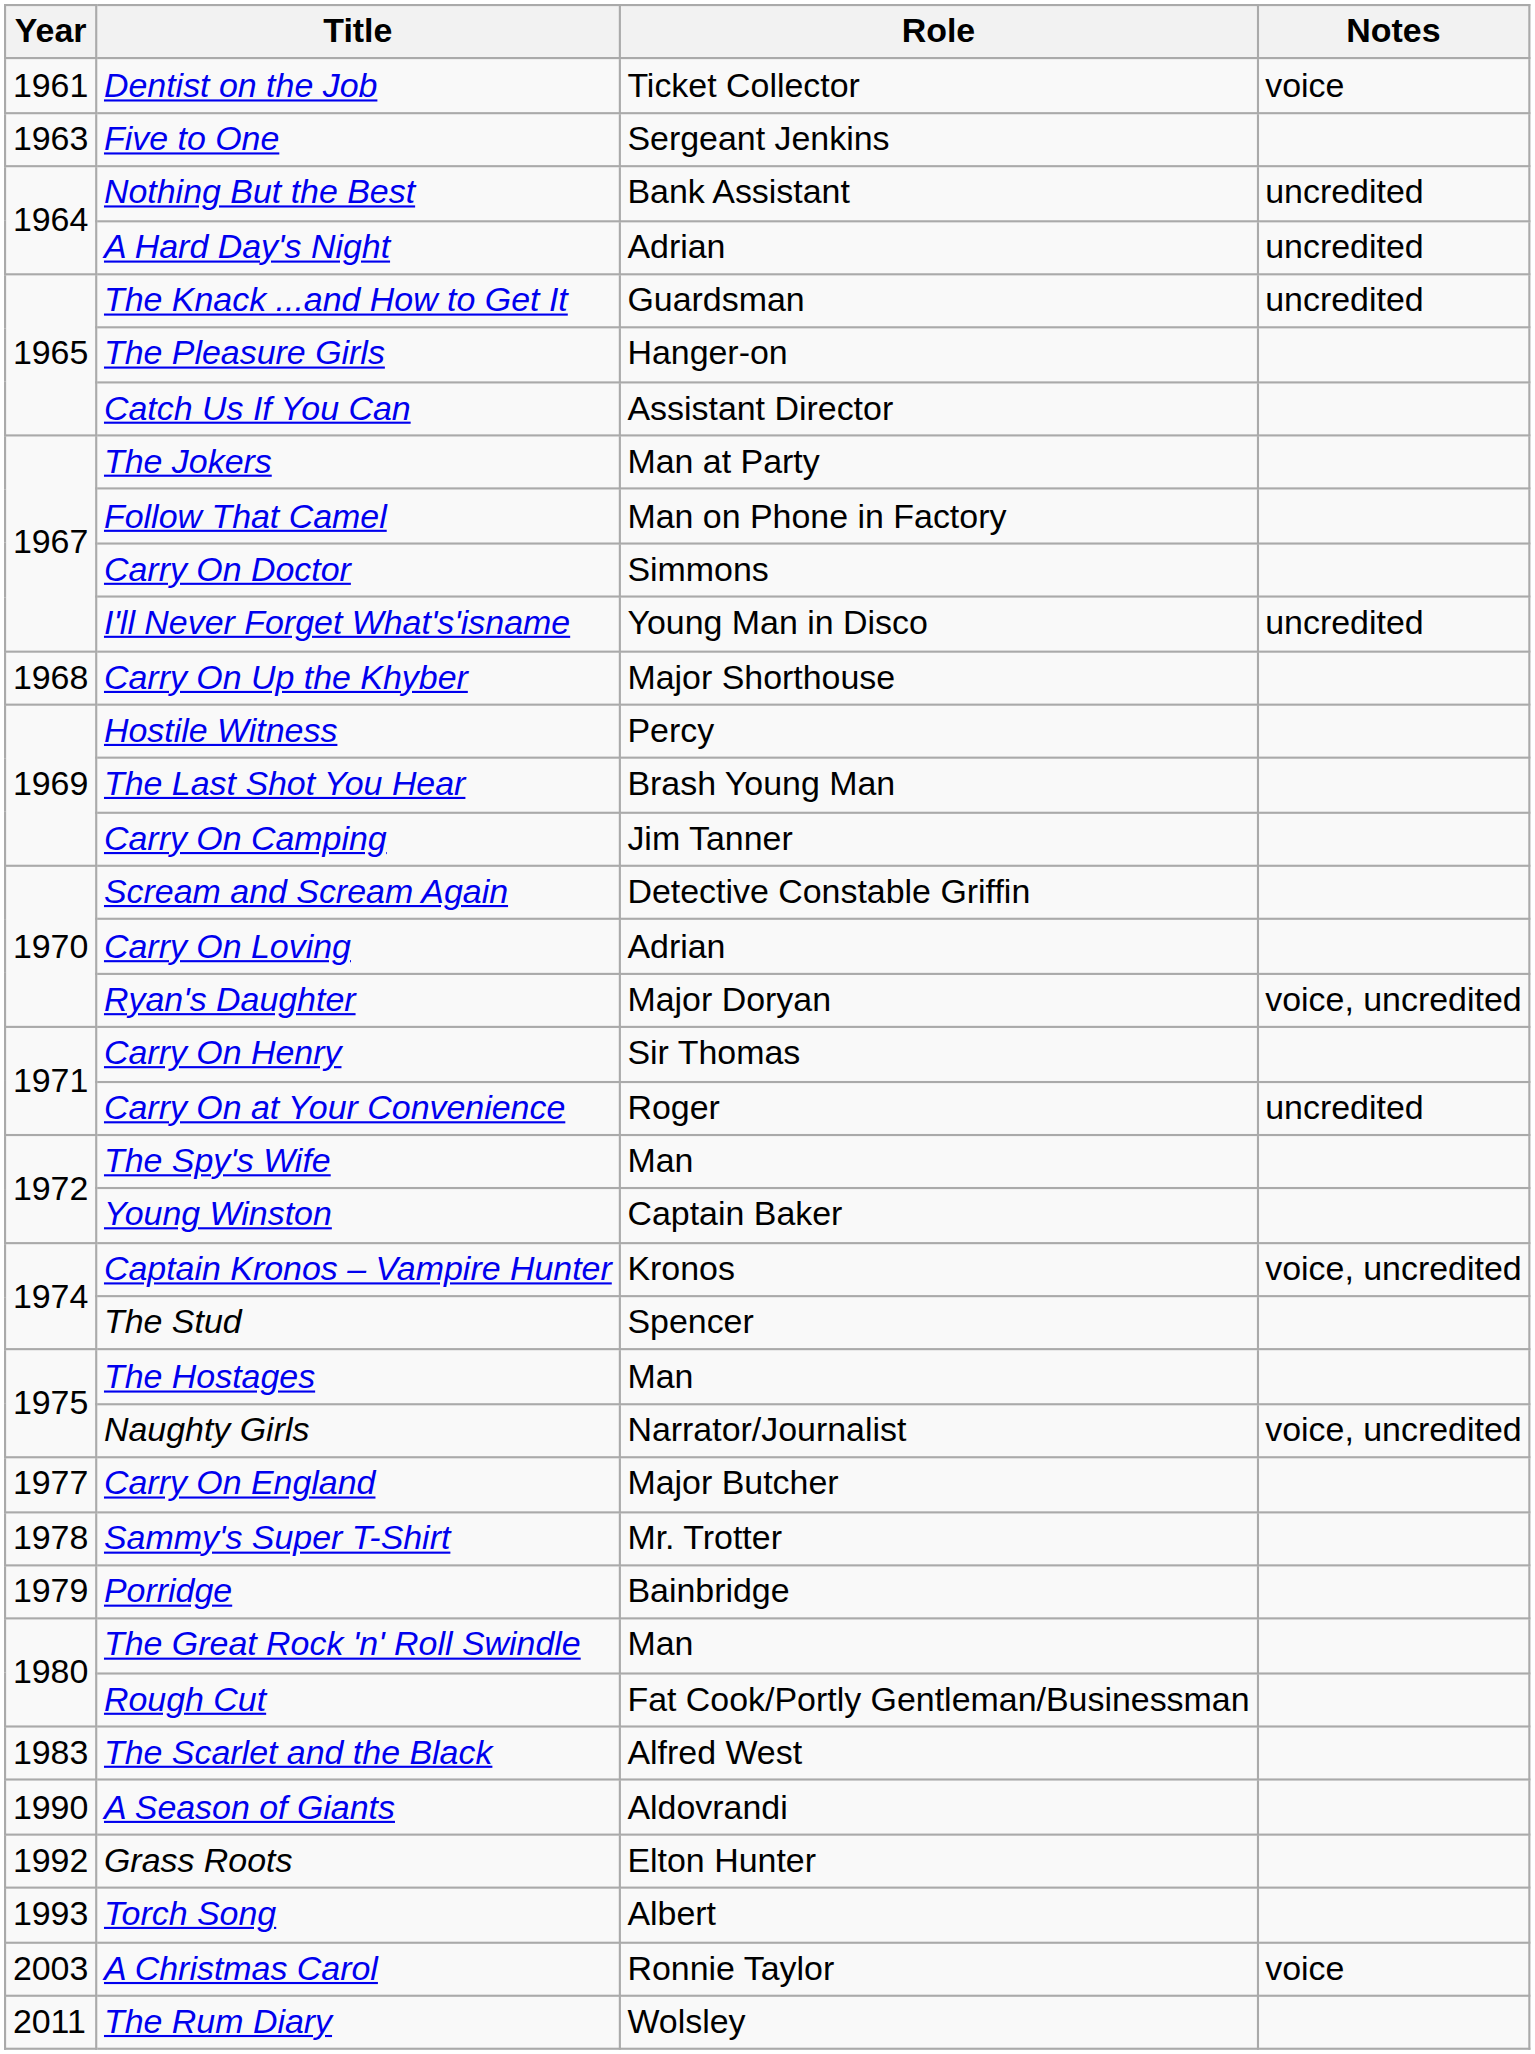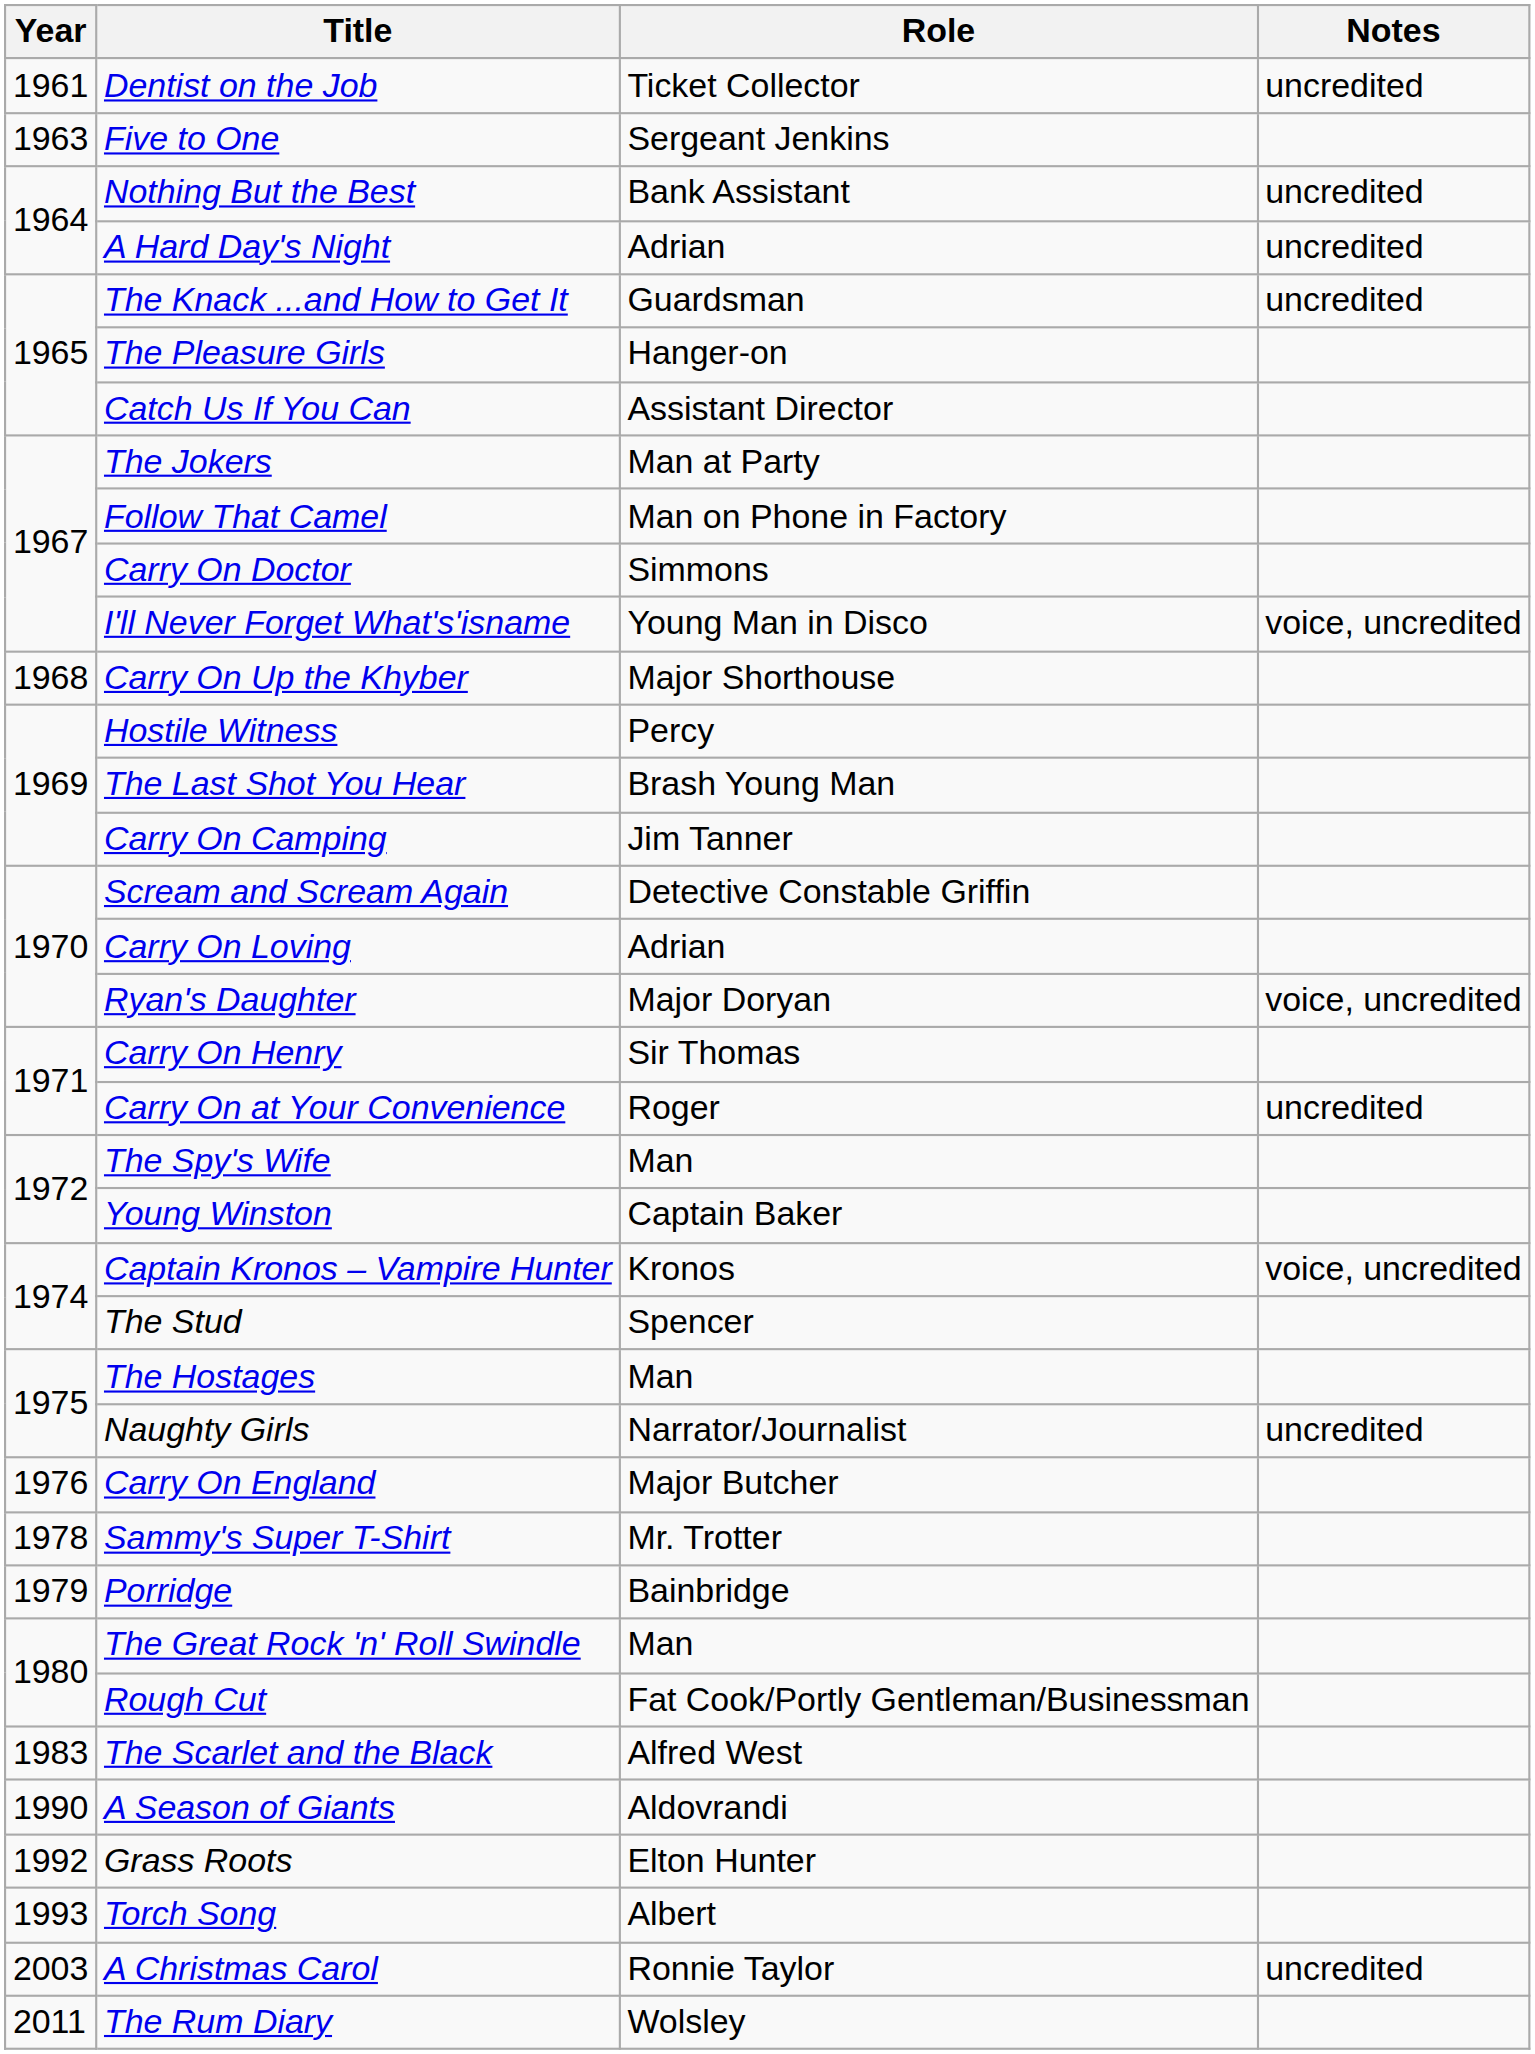(1305, 85) voice -> (1344, 85) uncredited
(1344, 623) uncredited -> (1393, 623) voice, uncredited
(1393, 1430) voice, uncredited -> (1344, 1430) uncredited
(51, 1483) 1977 -> (51, 1483) 1976
(1305, 1968) voice -> (1344, 1968) uncredited
